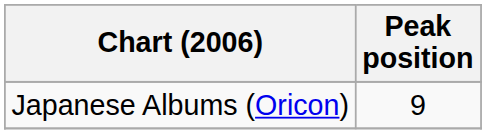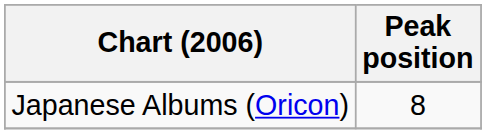(418, 104) 9 -> (418, 104) 8
